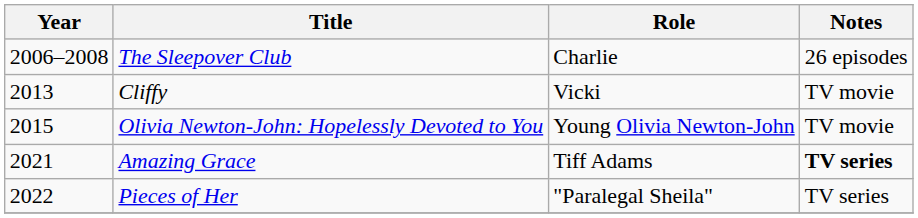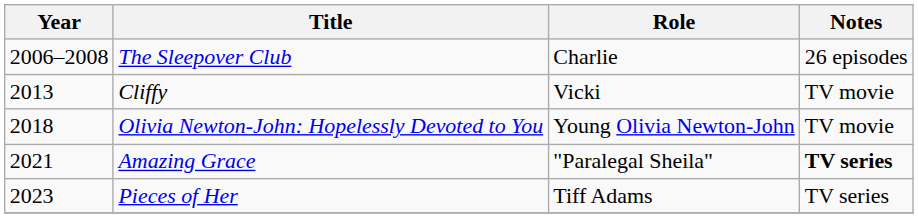(32, 126) 2015 -> (32, 126) 2018
(603, 160) Tiff Adams -> (633, 160) "Paralegal Sheila"
(32, 195) 2022 -> (32, 195) 2023
(633, 195) "Paralegal Sheila" -> (603, 195) Tiff Adams
